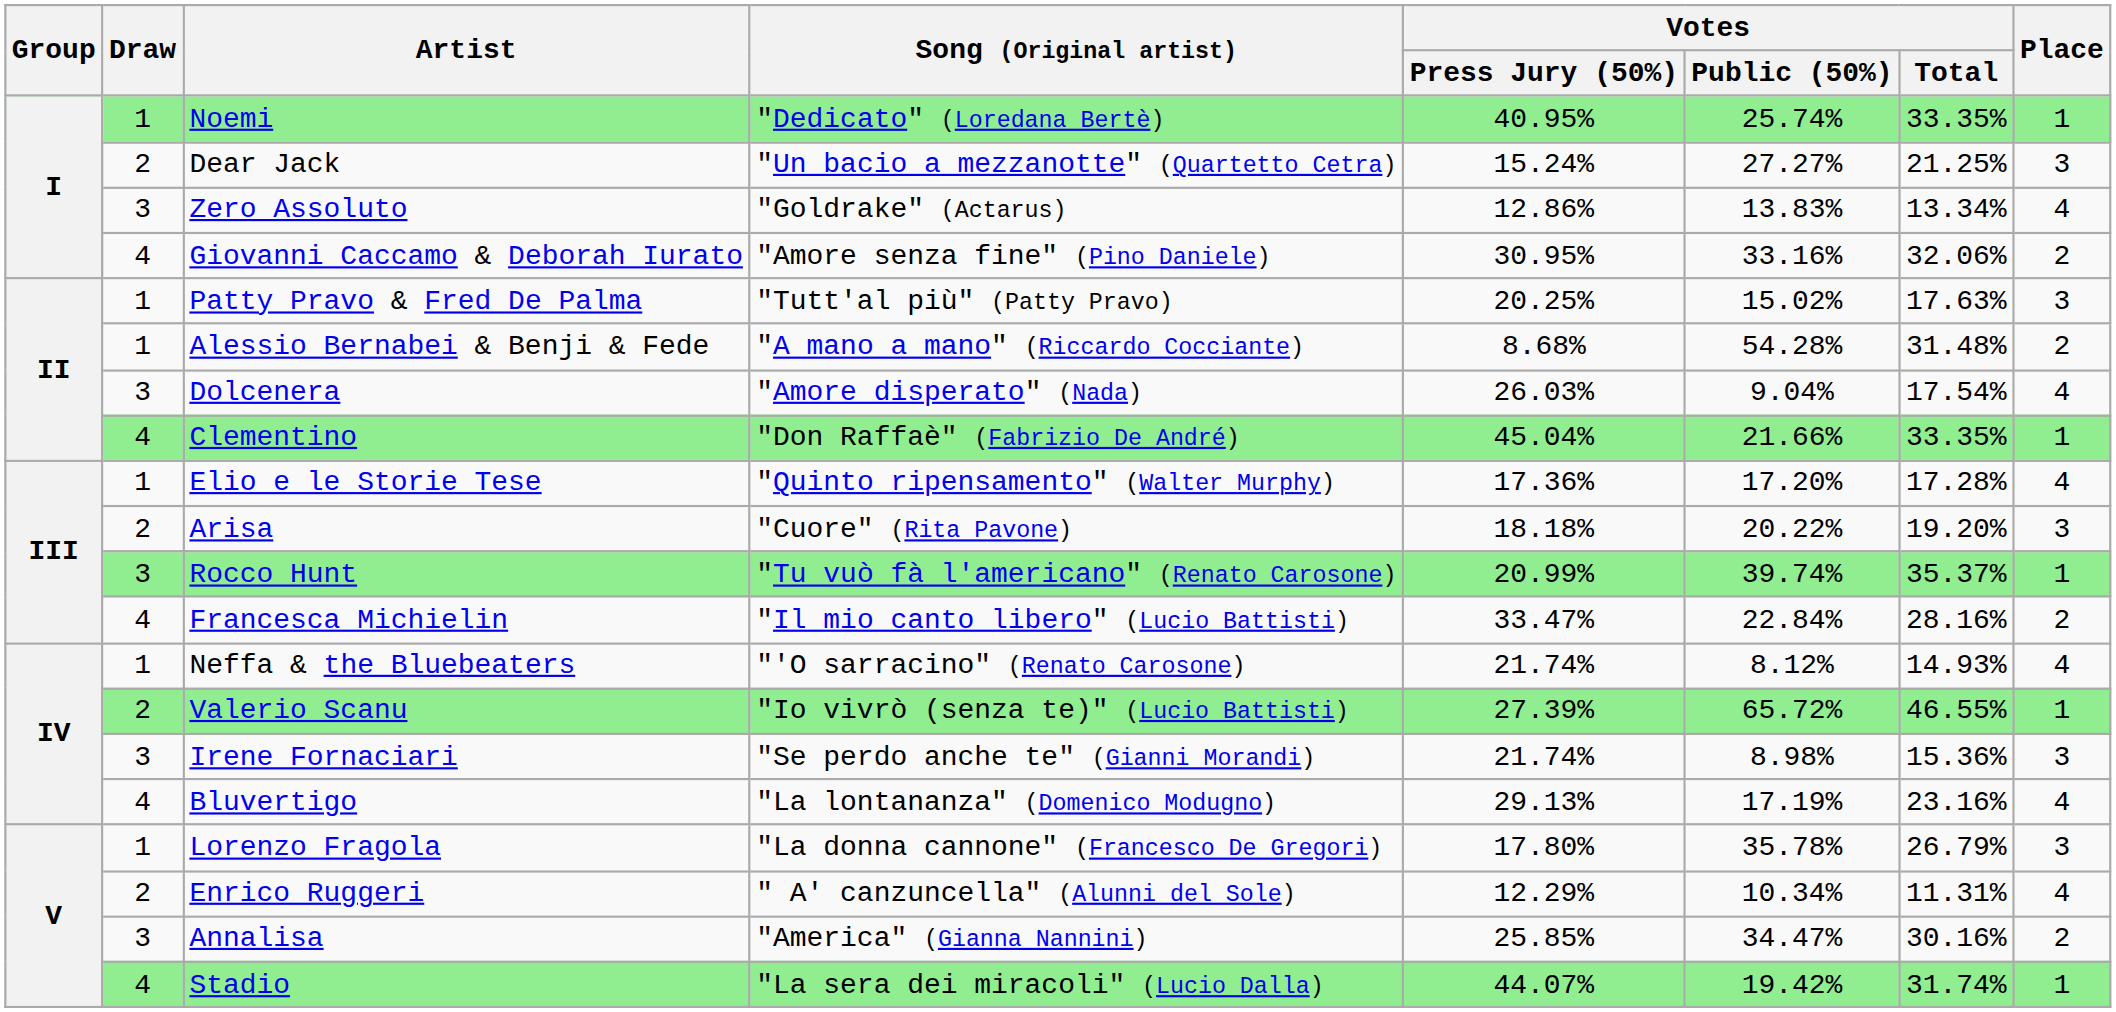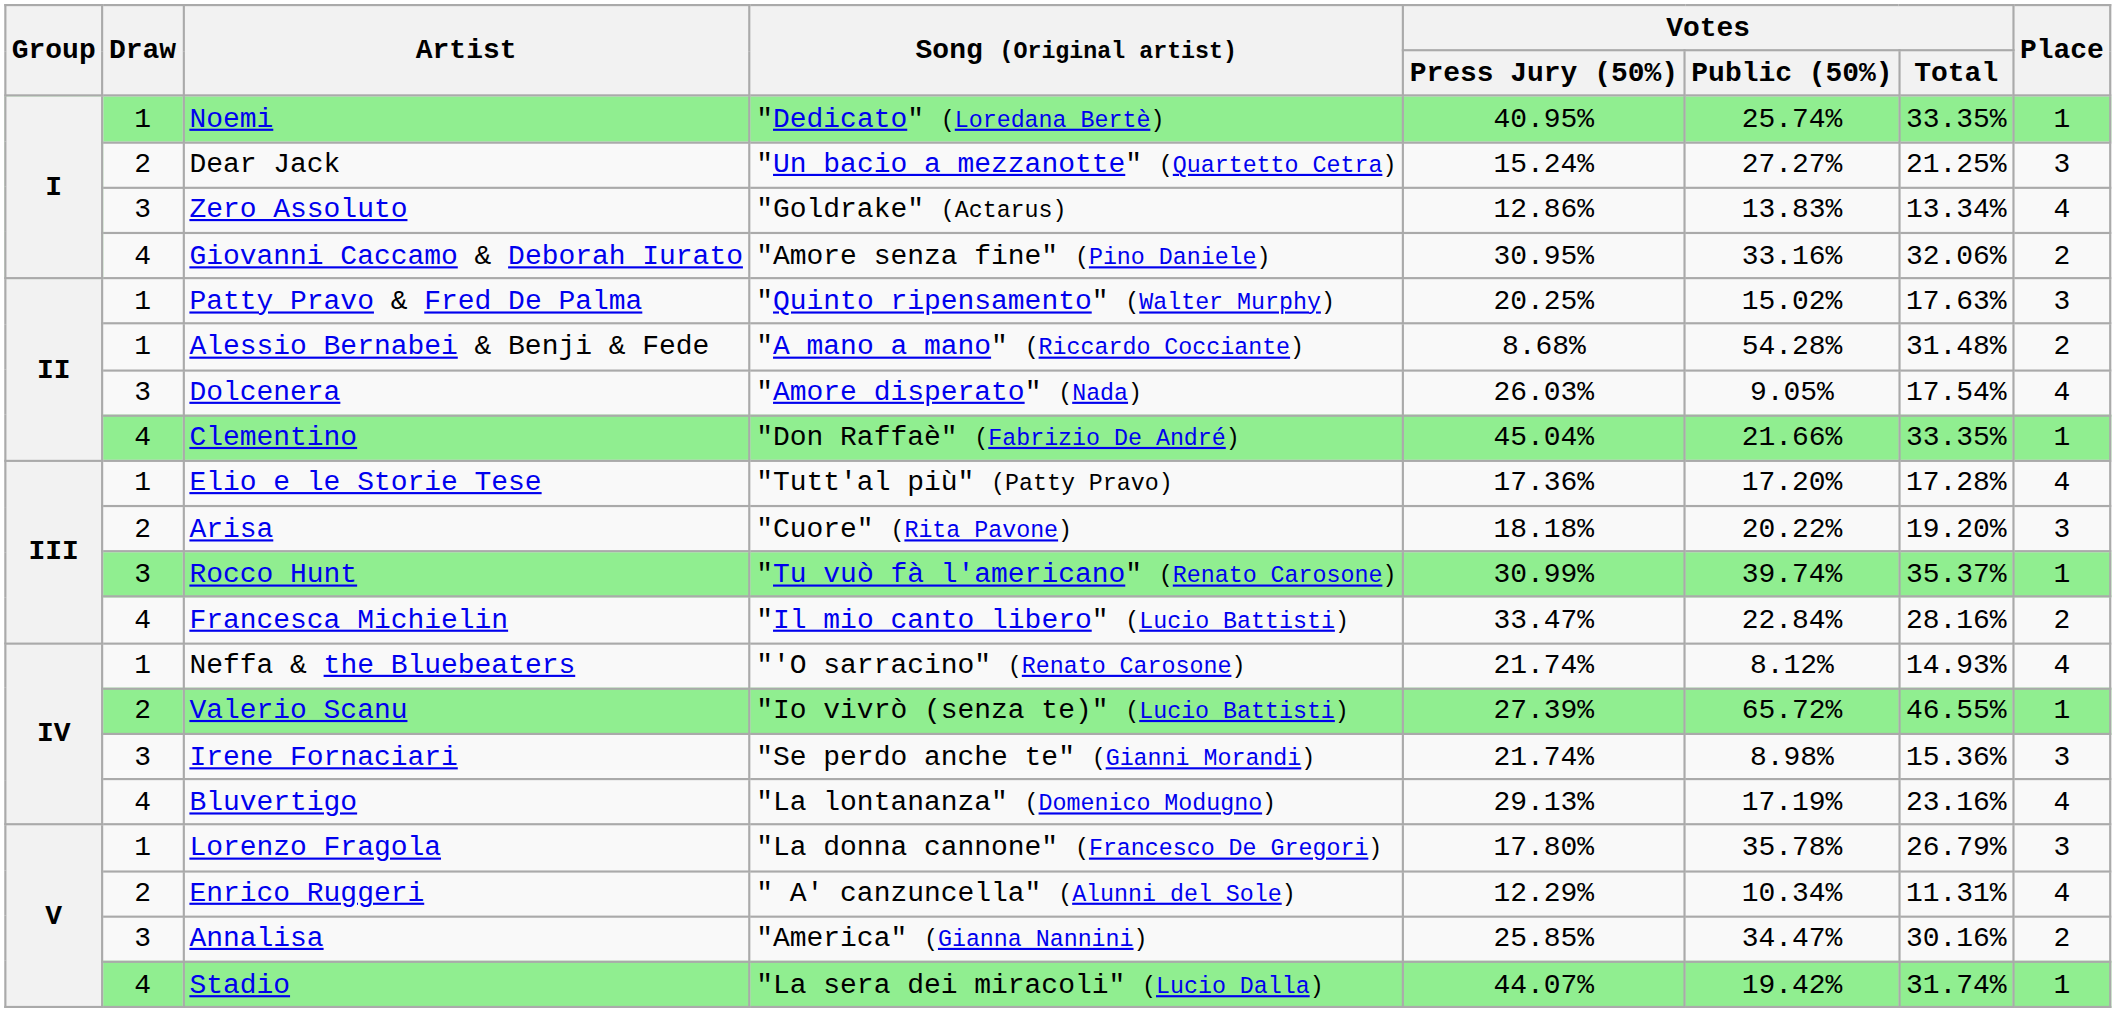(964, 301) "Tutt'al più" (Patty Pravo) -> (1046, 301) "Quinto ripensamento" (Walter Murphy)
(1792, 392) 9.04% -> (1792, 392) 9.05%
(1046, 483) "Quinto ripensamento" (Walter Murphy) -> (964, 483) "Tutt'al più" (Patty Pravo)
(1544, 574) 20.99% -> (1544, 574) 30.99%
